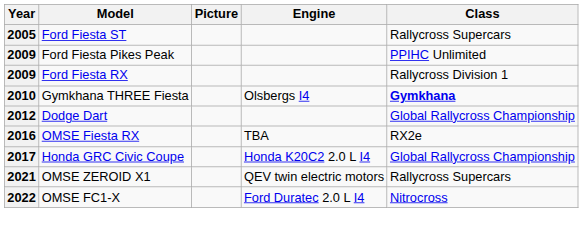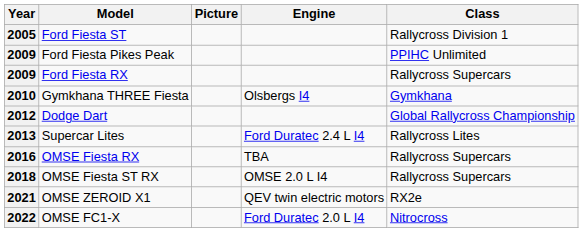(450, 34) Rallycross Supercars -> (449, 34) Rallycross Division 1
(449, 75) Rallycross Division 1 -> (450, 75) Rallycross Supercars
(423, 95) bold -> (421, 95) normal
+ row: (22, 136)
(406, 136) RX2e -> (450, 156) Rallycross Supercars
- row: (22, 156)
+ row: (22, 177)
(450, 177) Rallycross Supercars -> (406, 197) RX2e
